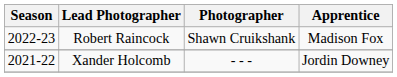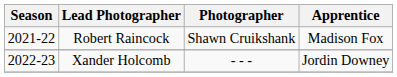(31, 38) 2022-23 -> (31, 38) 2021-22
(31, 60) 2021-22 -> (31, 60) 2022-23
